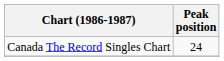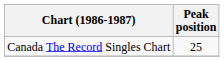(196, 46) 24 -> (196, 46) 25
